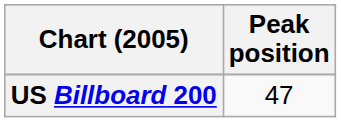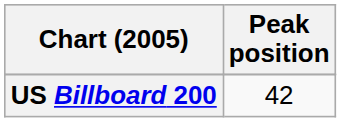(279, 95) 47 -> (279, 95) 42
